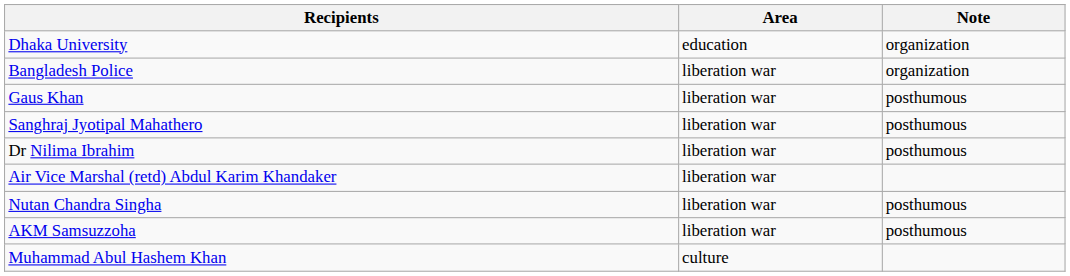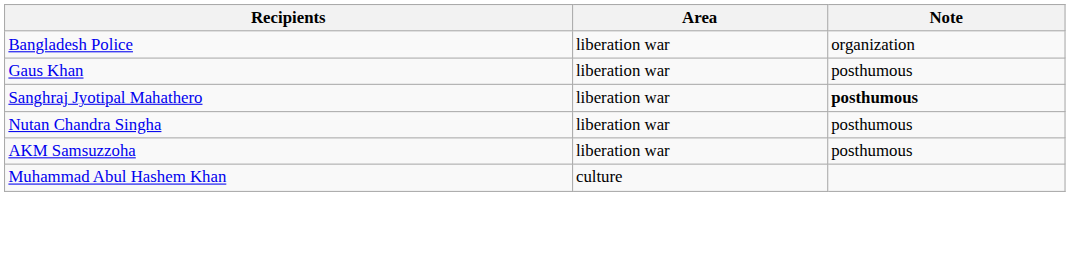- row: (68, 44)
(926, 124) normal -> (875, 97) bold
- row: (71, 151)
- row: (172, 177)
